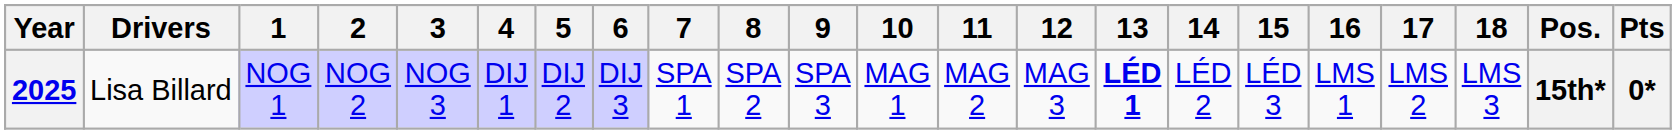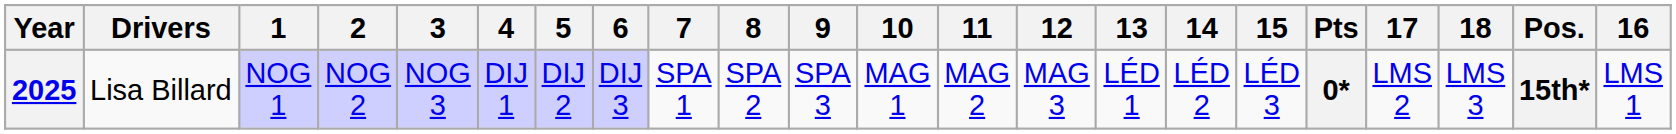columns swapped: (1345, 27) <-> (1642, 27)
(1132, 89) bold -> (1132, 89) normal
